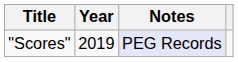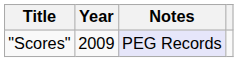(96, 43) 2019 -> (96, 43) 2009
